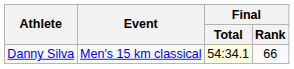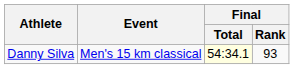(270, 54) 66 -> (270, 54) 93
